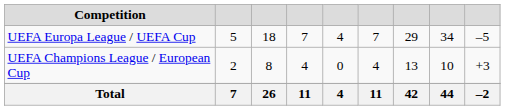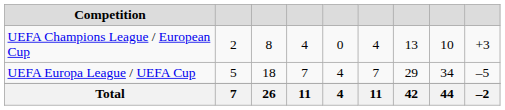rows swapped: (109, 65) <-> (102, 36)
